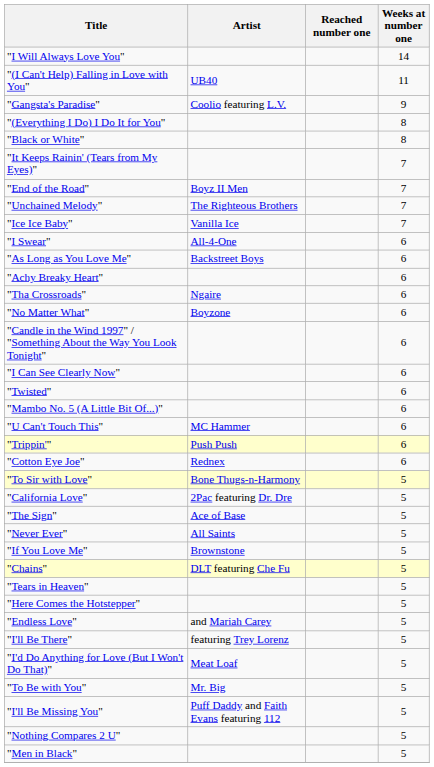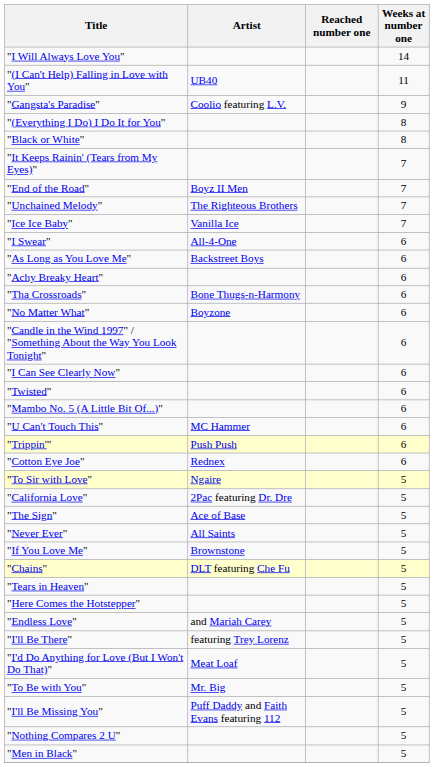(206, 294) Ngaire -> (245, 294) Bone Thugs-n-Harmony
(245, 479) Bone Thugs-n-Harmony -> (206, 479) Ngaire
